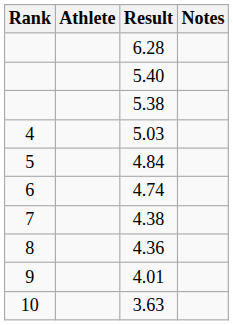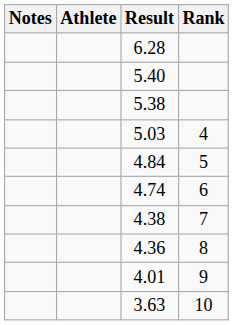columns swapped: (30, 18) <-> (203, 18)
